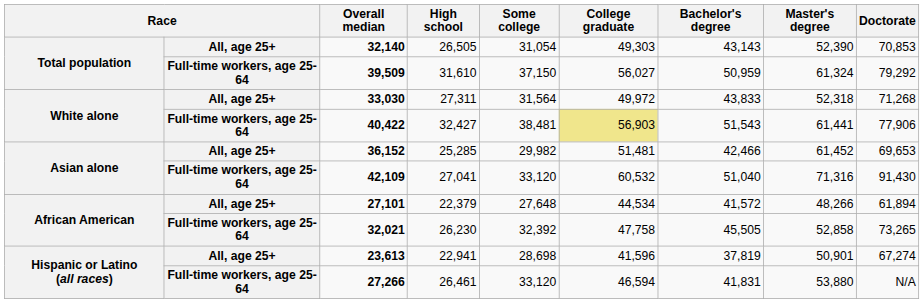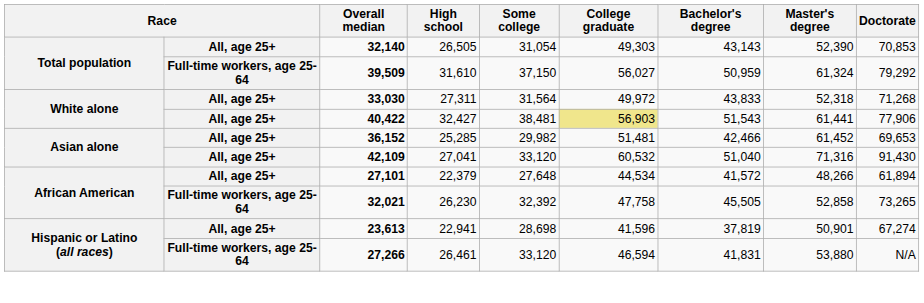(242, 125) Full-time workers, age 25-64 -> (242, 118) All, age 25+
(242, 177) Full-time workers, age 25-64 -> (242, 157) All, age 25+
